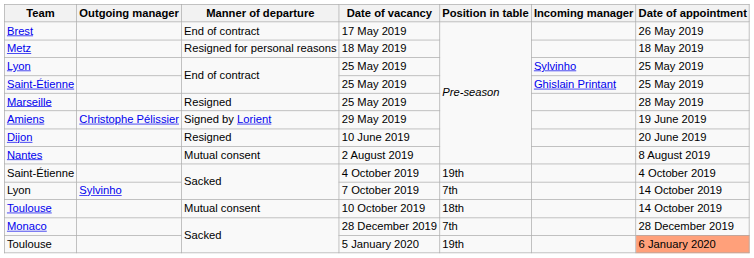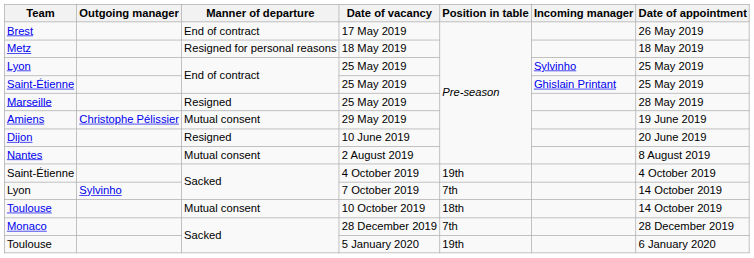(228, 119) Signed by Lorient -> (222, 119) Mutual consent
(677, 244) lightsalmon background -> (677, 244) no background
